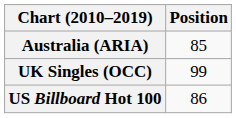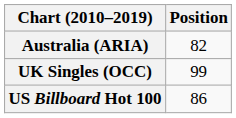(199, 44) 85 -> (199, 44) 82
